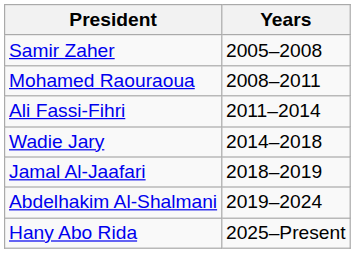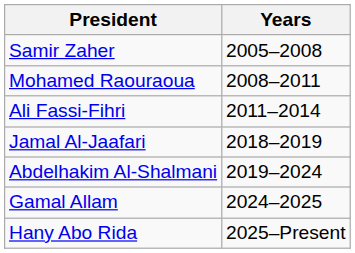- row: (57, 141)
+ row: (63, 202)
